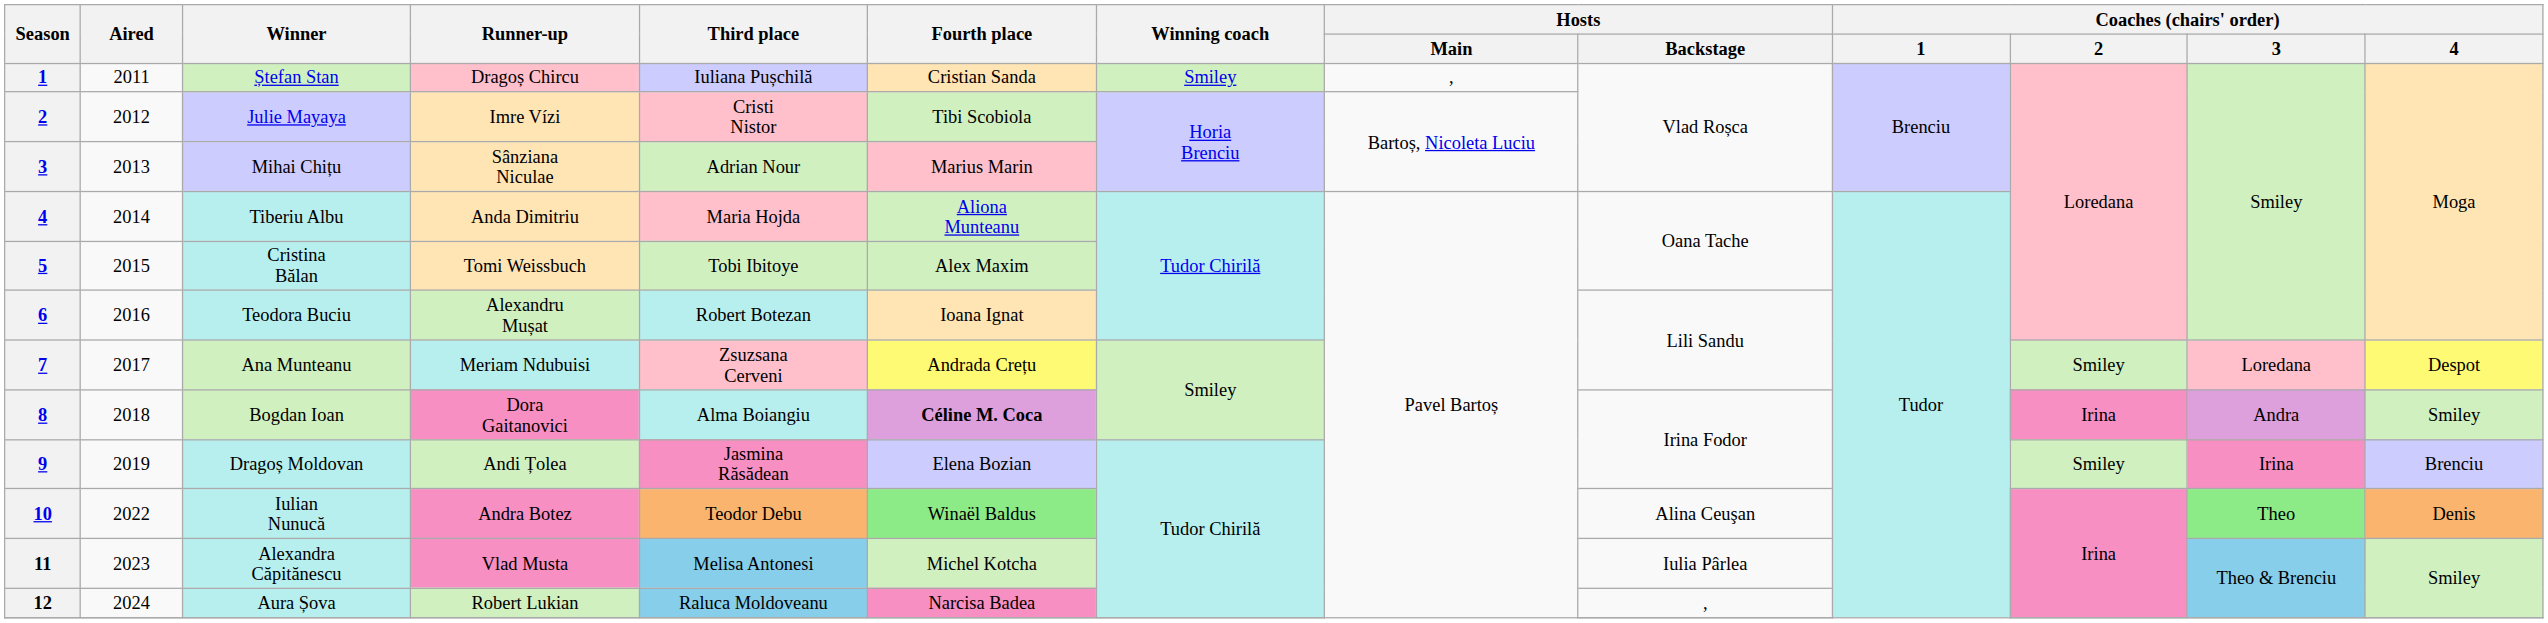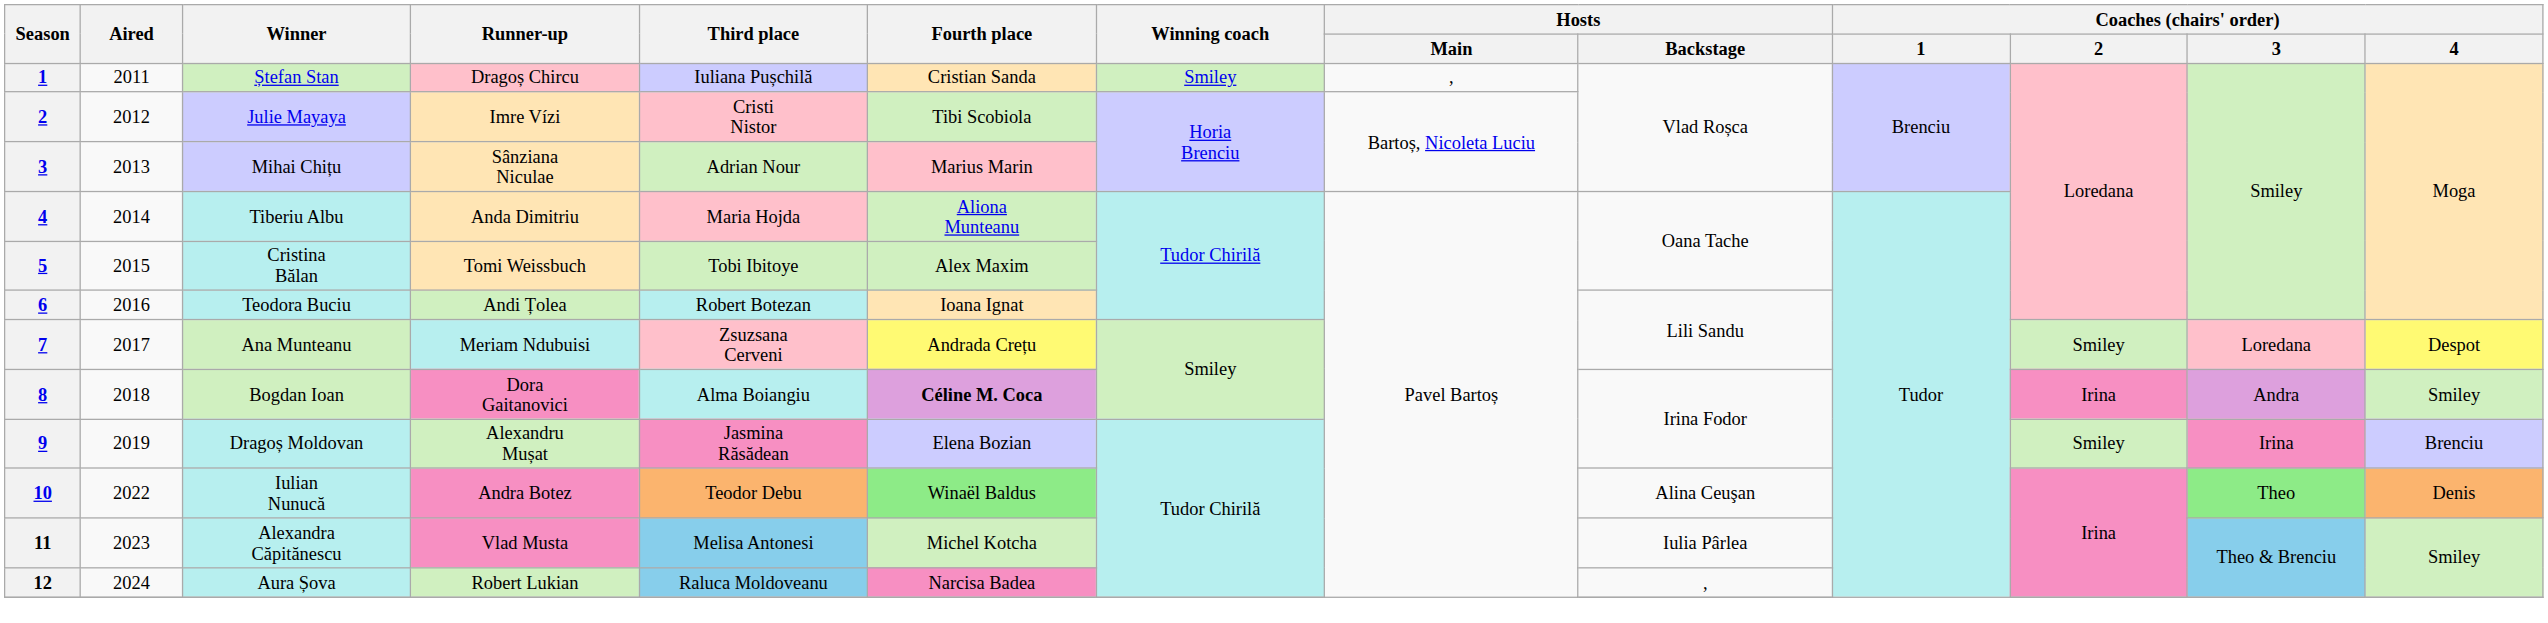(525, 316) Alexandru Mușat -> (525, 305) Andi Țolea
(525, 464) Andi Țolea -> (525, 444) Alexandru Mușat
